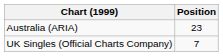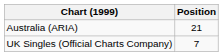(196, 28) 23 -> (196, 28) 21
